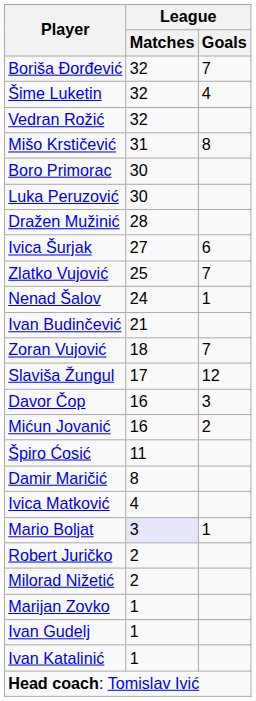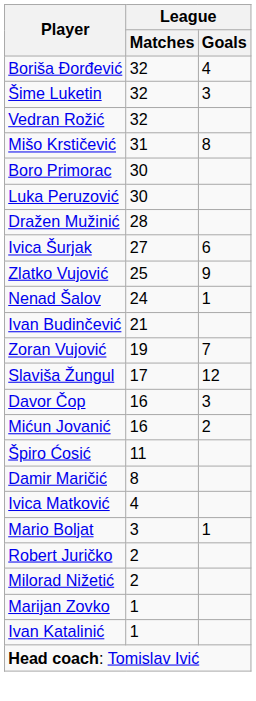(206, 68) 7 -> (206, 68) 4
(206, 94) 4 -> (206, 94) 3
(206, 273) 7 -> (206, 273) 9
(139, 350) 18 -> (139, 350) 19
(134, 529) lavender background -> (134, 529) no background
- row: (49, 632)
